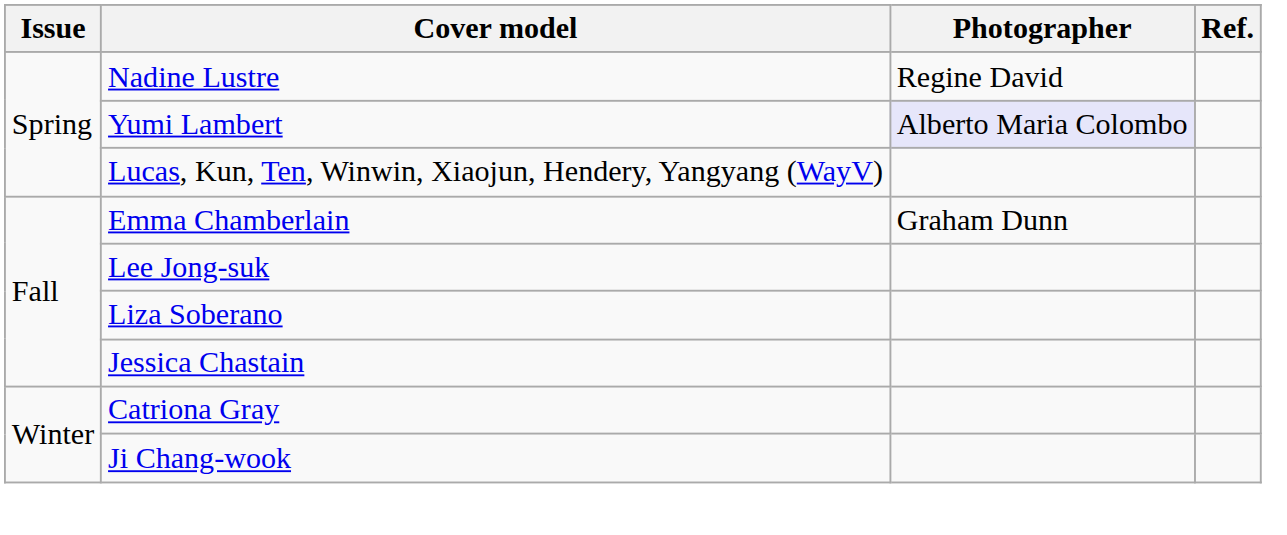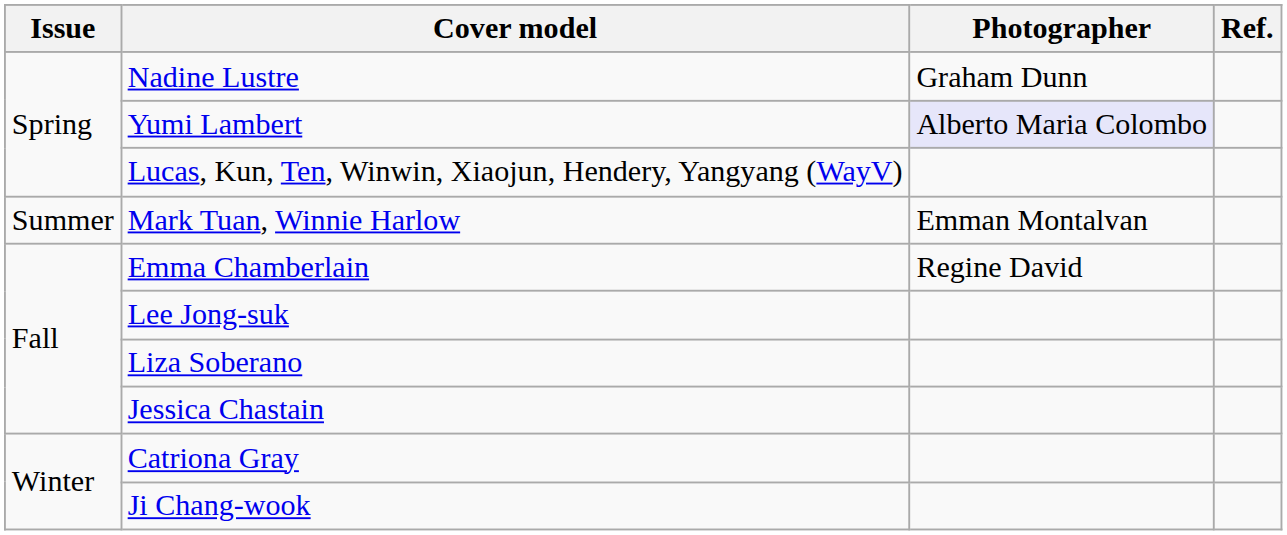(980, 76) Regine David -> (1002, 76) Graham Dunn
+ row: (294, 219)
(982, 219) Graham Dunn -> (1000, 266) Regine David
